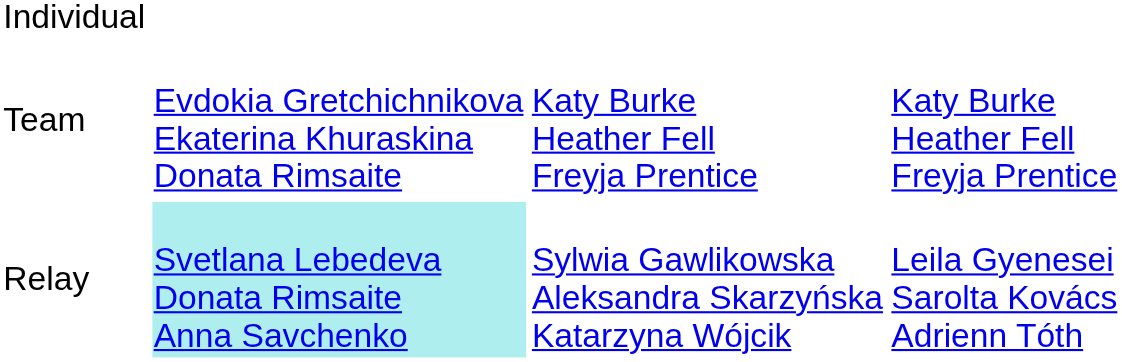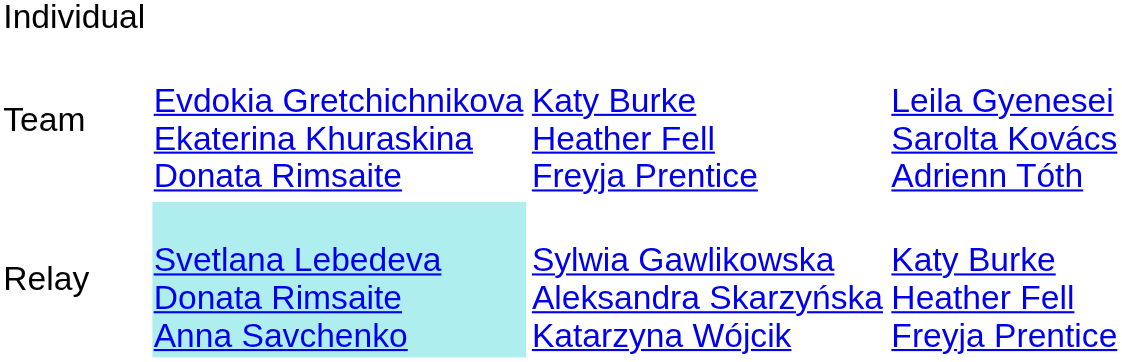(1004, 138) Katy Burke Heather Fell Freyja Prentice -> (1004, 138) Leila Gyenesei Sarolta Kovács Adrienn Tóth
(1004, 298) Leila Gyenesei Sarolta Kovács Adrienn Tóth -> (1004, 298) Katy Burke Heather Fell Freyja Prentice
